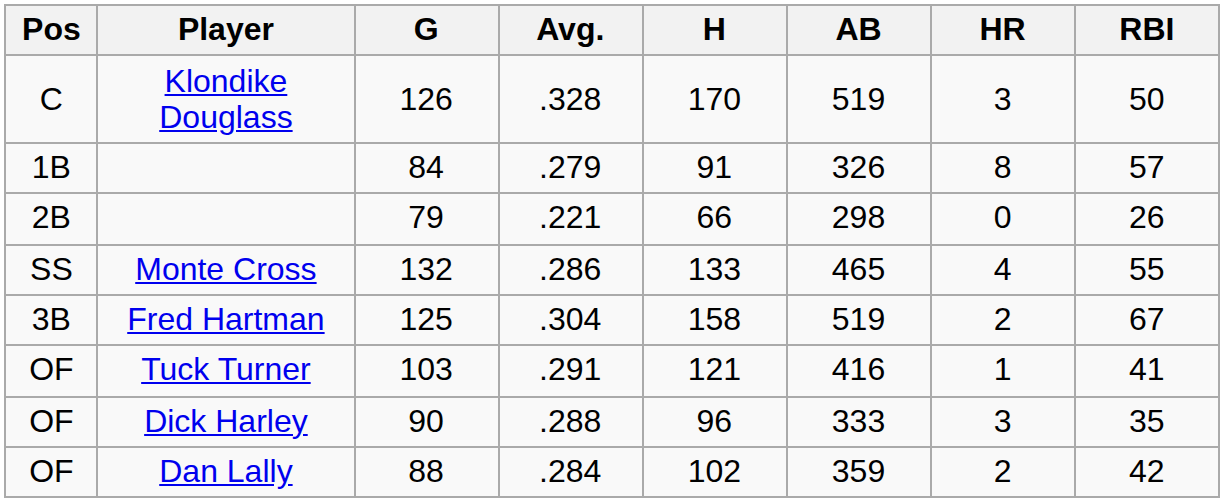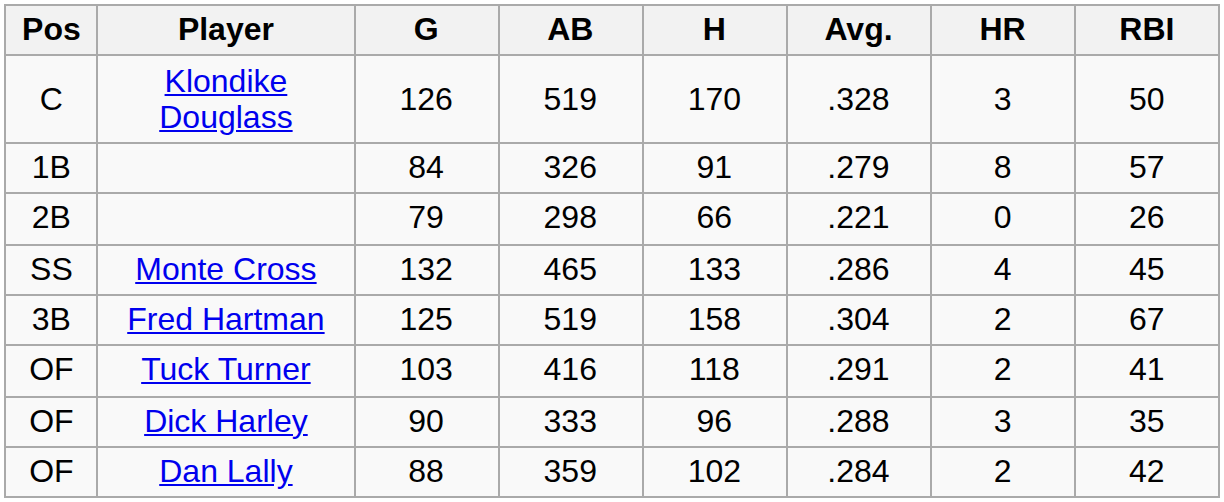columns swapped: (858, 29) <-> (570, 29)
(1147, 268) 55 -> (1147, 268) 45
(714, 370) 121 -> (714, 370) 118
(1003, 370) 1 -> (1003, 370) 2
